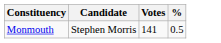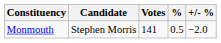+ column: (201, 12)
